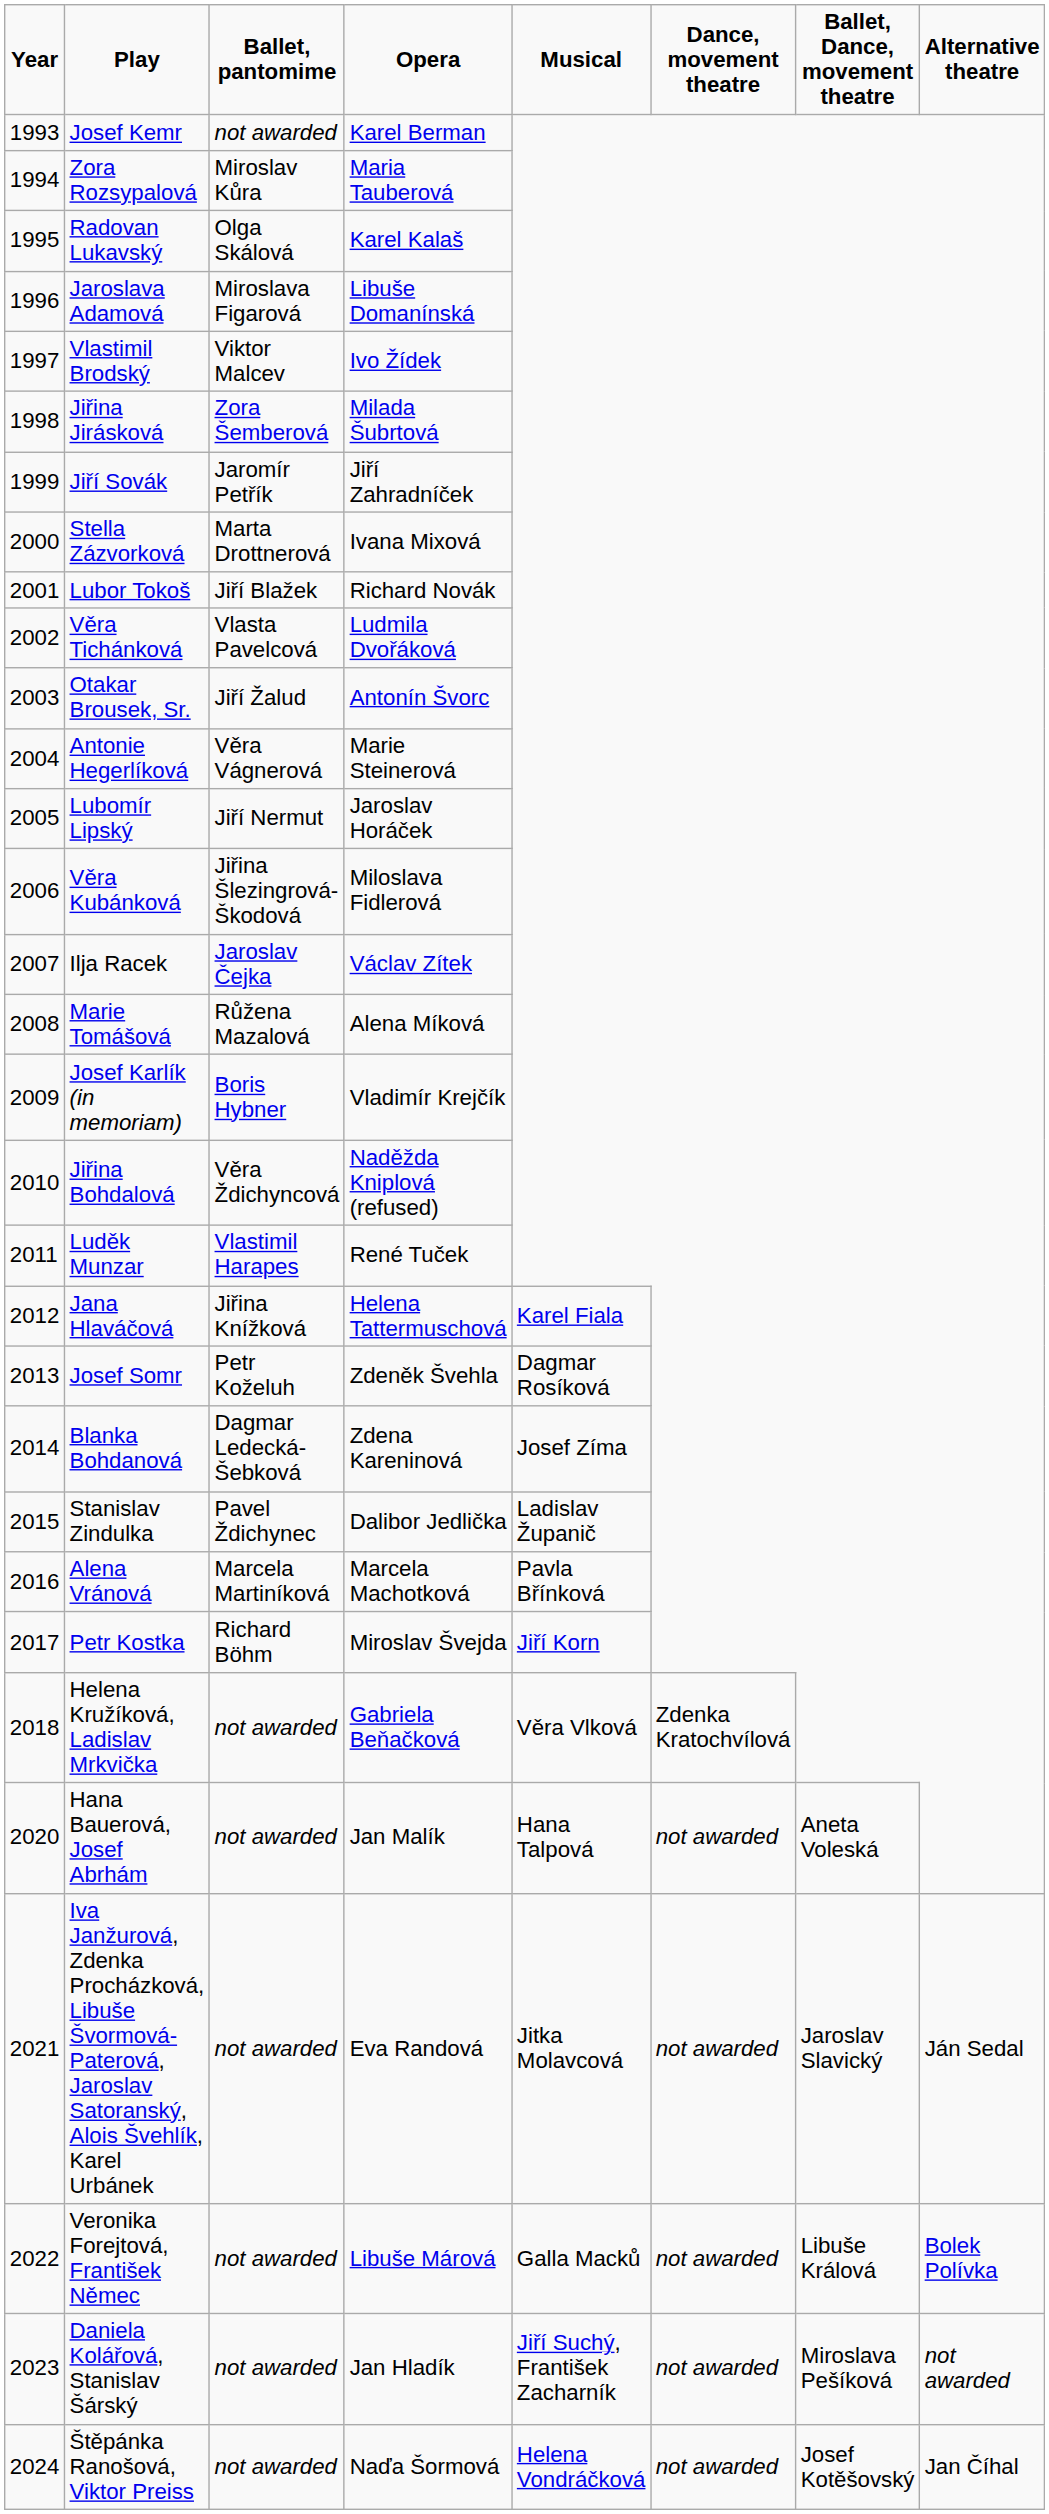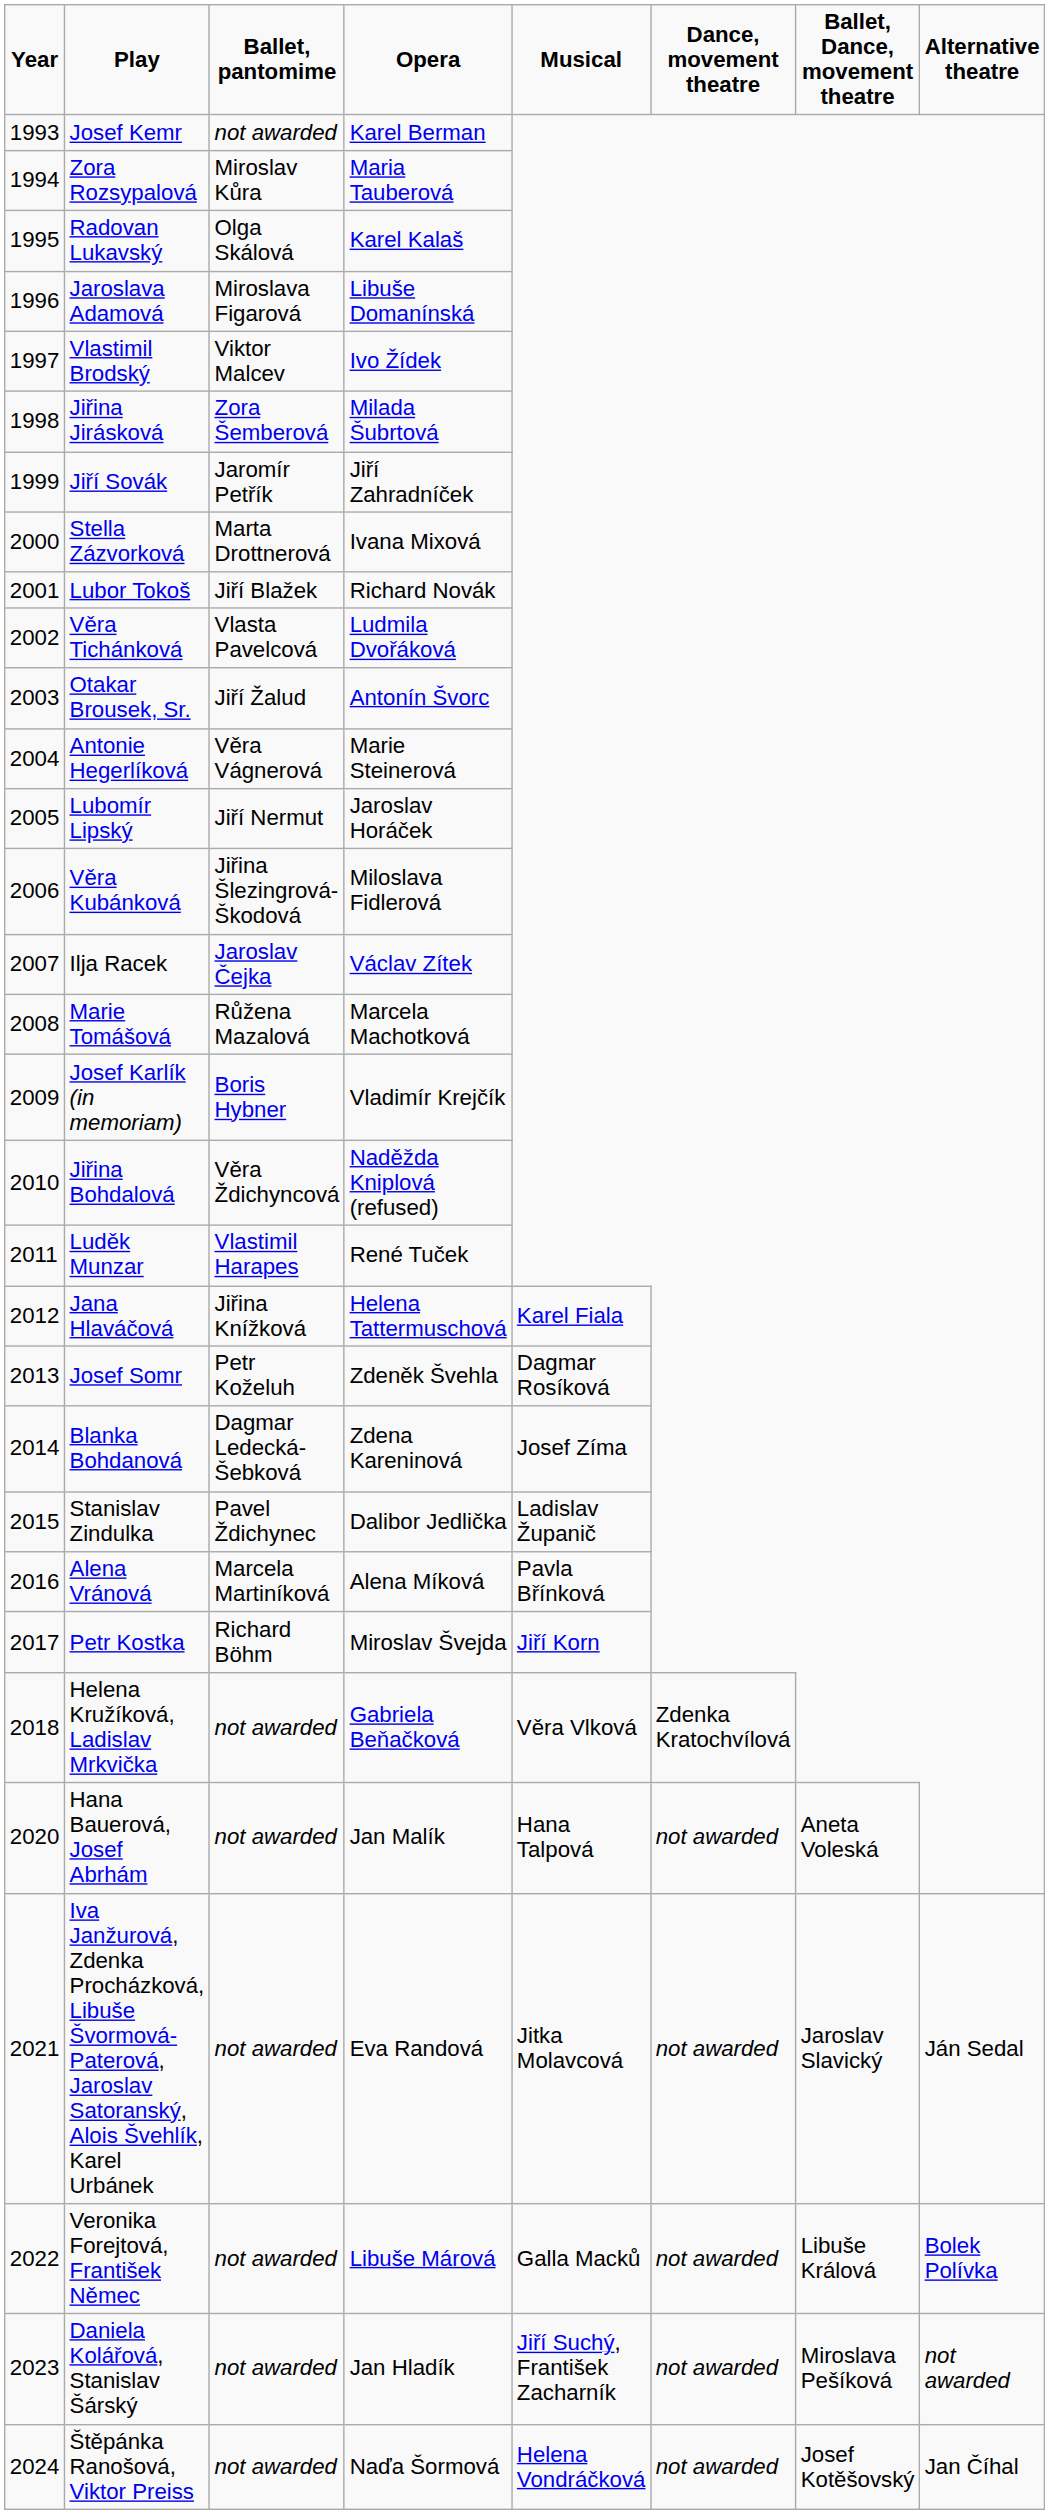(417, 1024) Alena Míková -> (410, 1024) Marcela Machotková
(410, 1581) Marcela Machotková -> (417, 1581) Alena Míková
